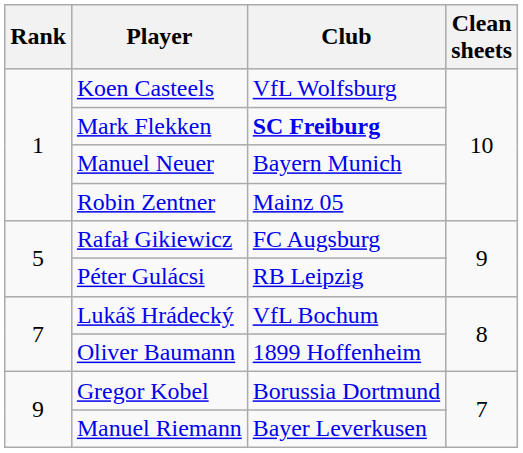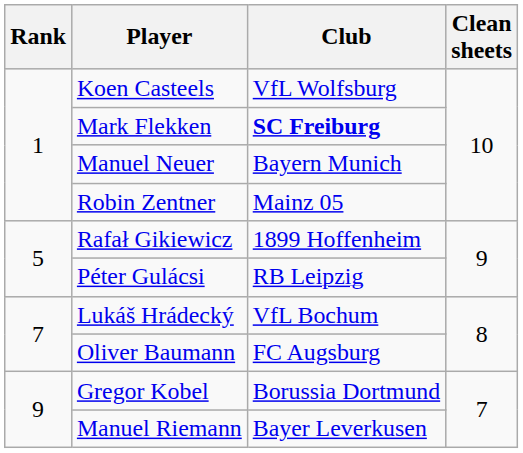(316, 239) FC Augsburg -> (337, 239) 1899 Hoffenheim
(337, 352) 1899 Hoffenheim -> (316, 352) FC Augsburg
